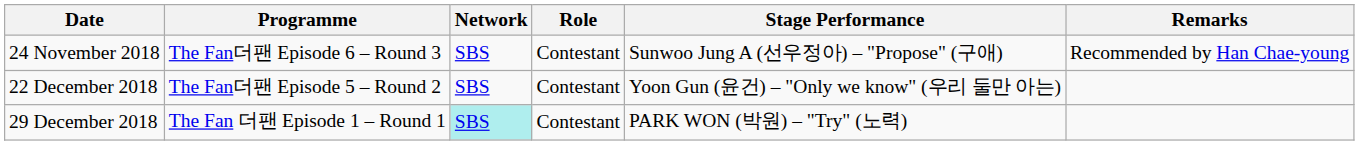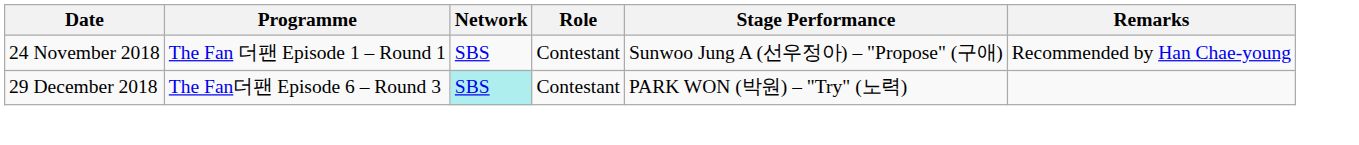(305, 52) The Fan더팬 Episode 6 – Round 3 -> (307, 52) The Fan 더팬 Episode 1 – Round 1
- row: (83, 87)
(307, 121) The Fan 더팬 Episode 1 – Round 1 -> (305, 86) The Fan더팬 Episode 6 – Round 3
